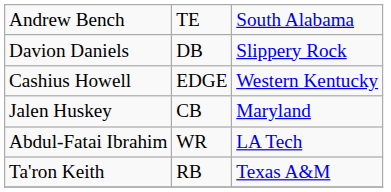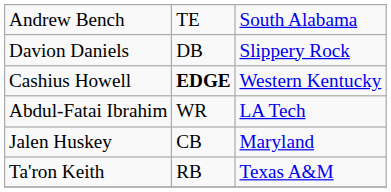(202, 80) normal -> (203, 80) bold
rows swapped: (60, 111) <-> (88, 141)
